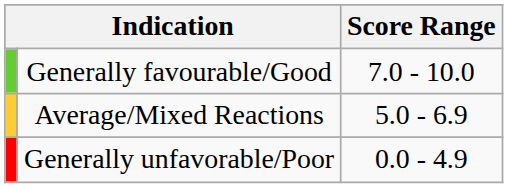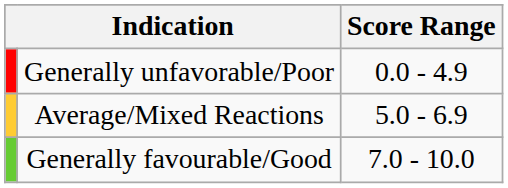rows swapped: (179, 70) <-> (179, 159)
